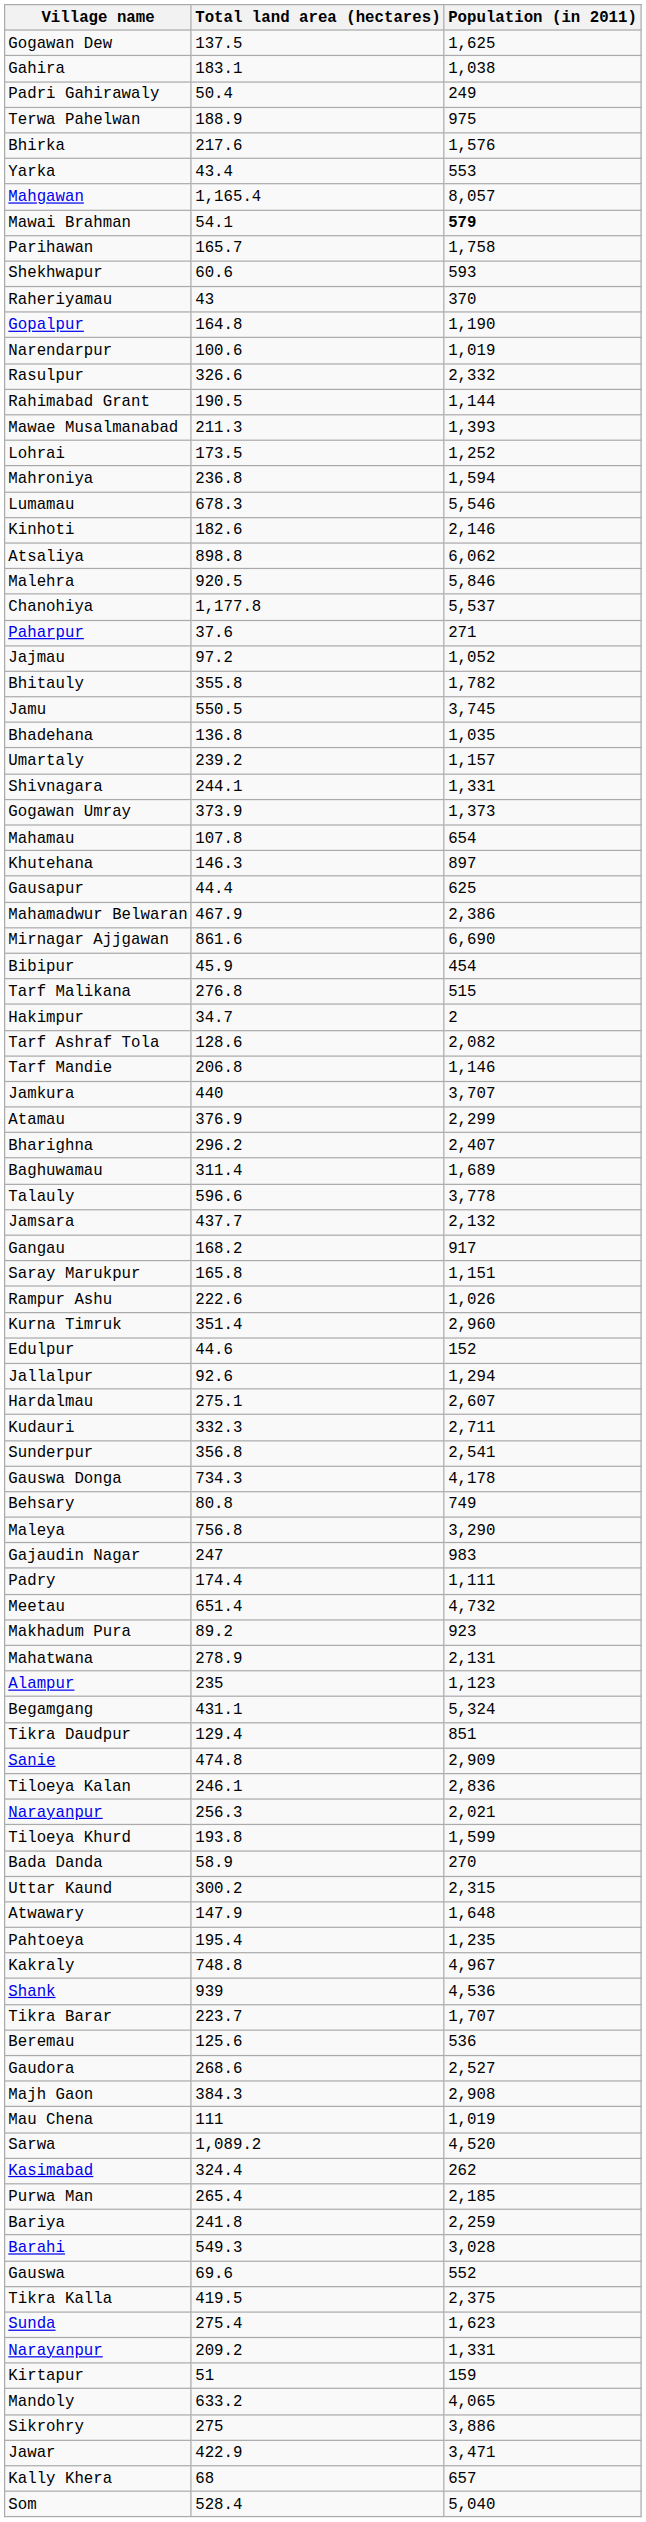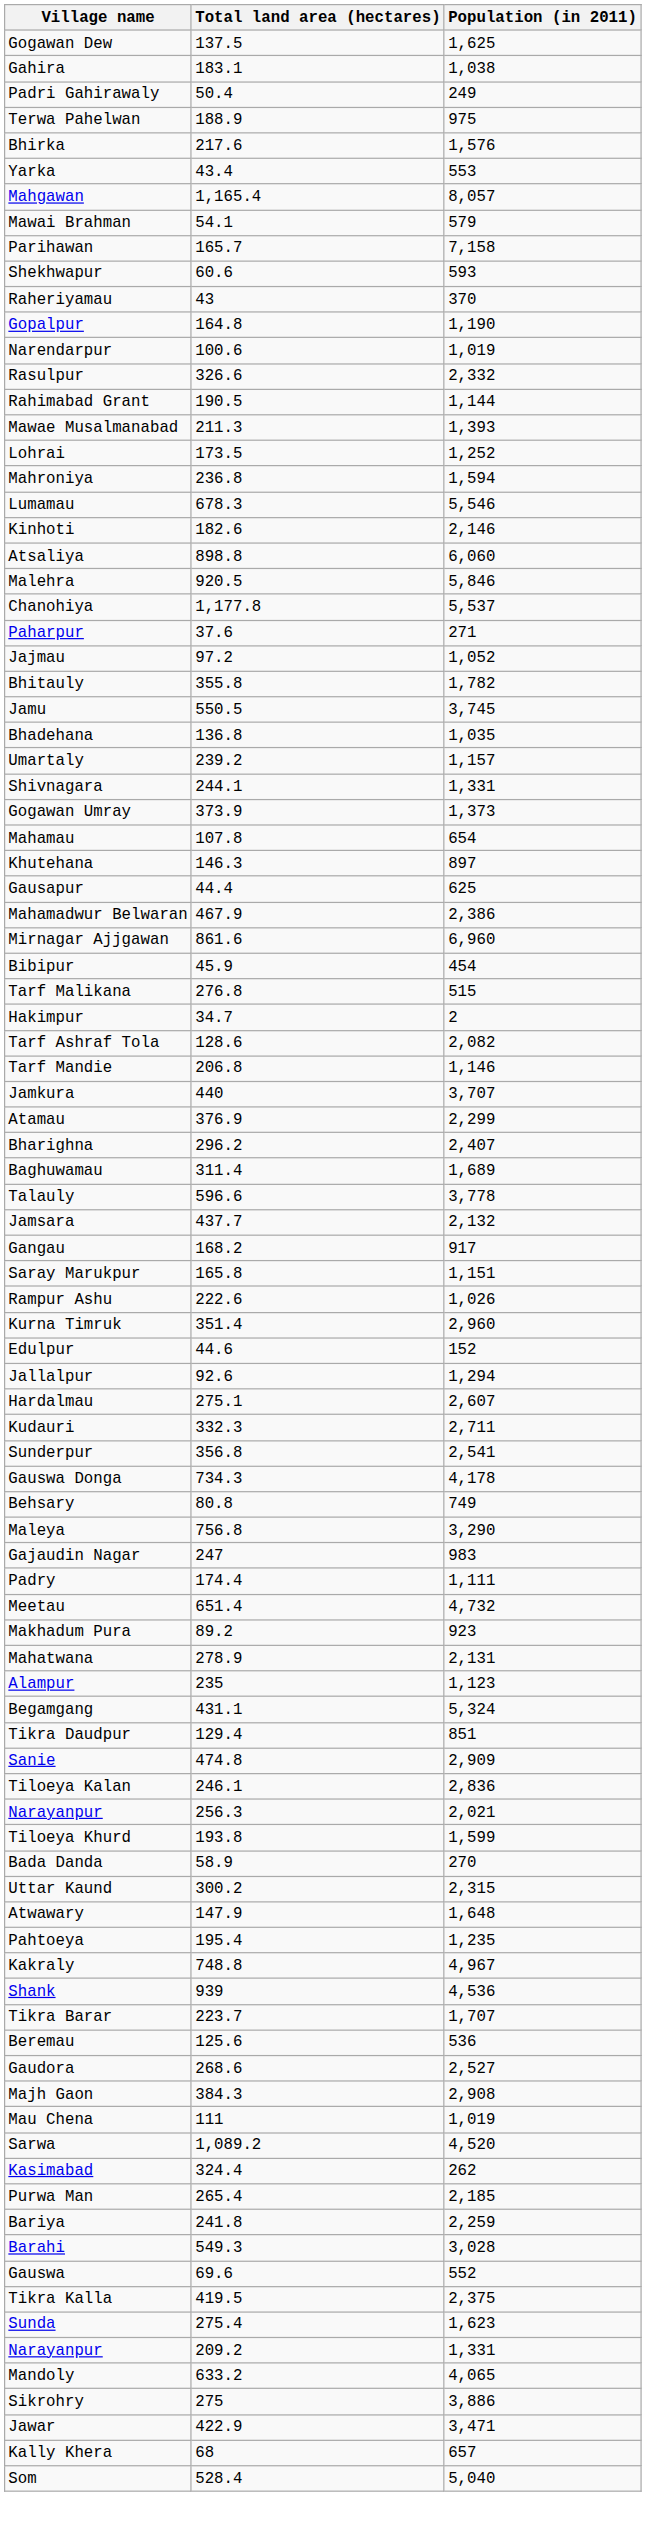(462, 223) bold -> (462, 223) normal
(472, 248) 1,758 -> (472, 248) 7,158
(472, 556) 6,062 -> (472, 556) 6,060
(472, 940) 6,690 -> (472, 940) 6,960
- row: (46, 2376)
